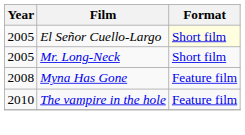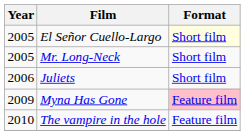+ row: (57, 78)
(21, 78) 2008 -> (21, 99) 2009
(205, 78) no background -> (205, 99) pink background
